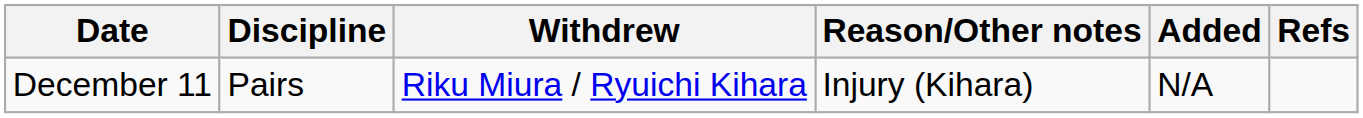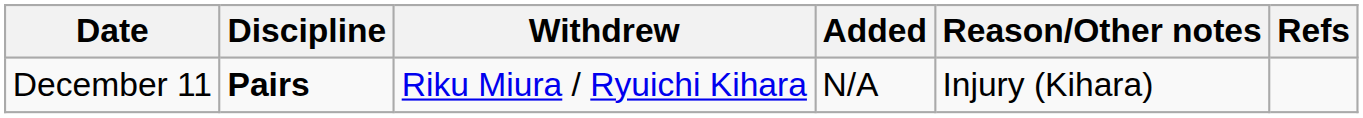columns swapped: (1209, 31) <-> (982, 31)
(266, 84) normal -> (269, 84) bold
